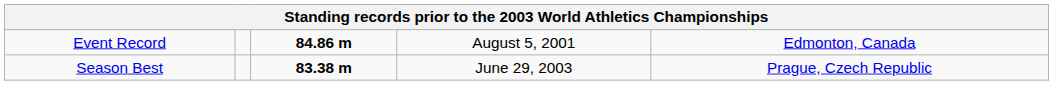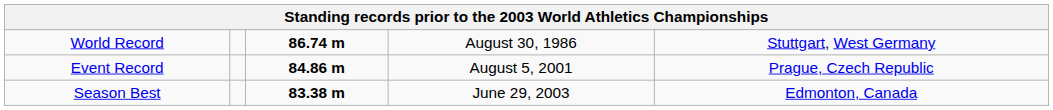+ row: (117, 41)
(849, 41) Edmonton, Canada -> (851, 67) Prague, Czech Republic
(849, 67) Prague, Czech Republic -> (851, 92) Edmonton, Canada
